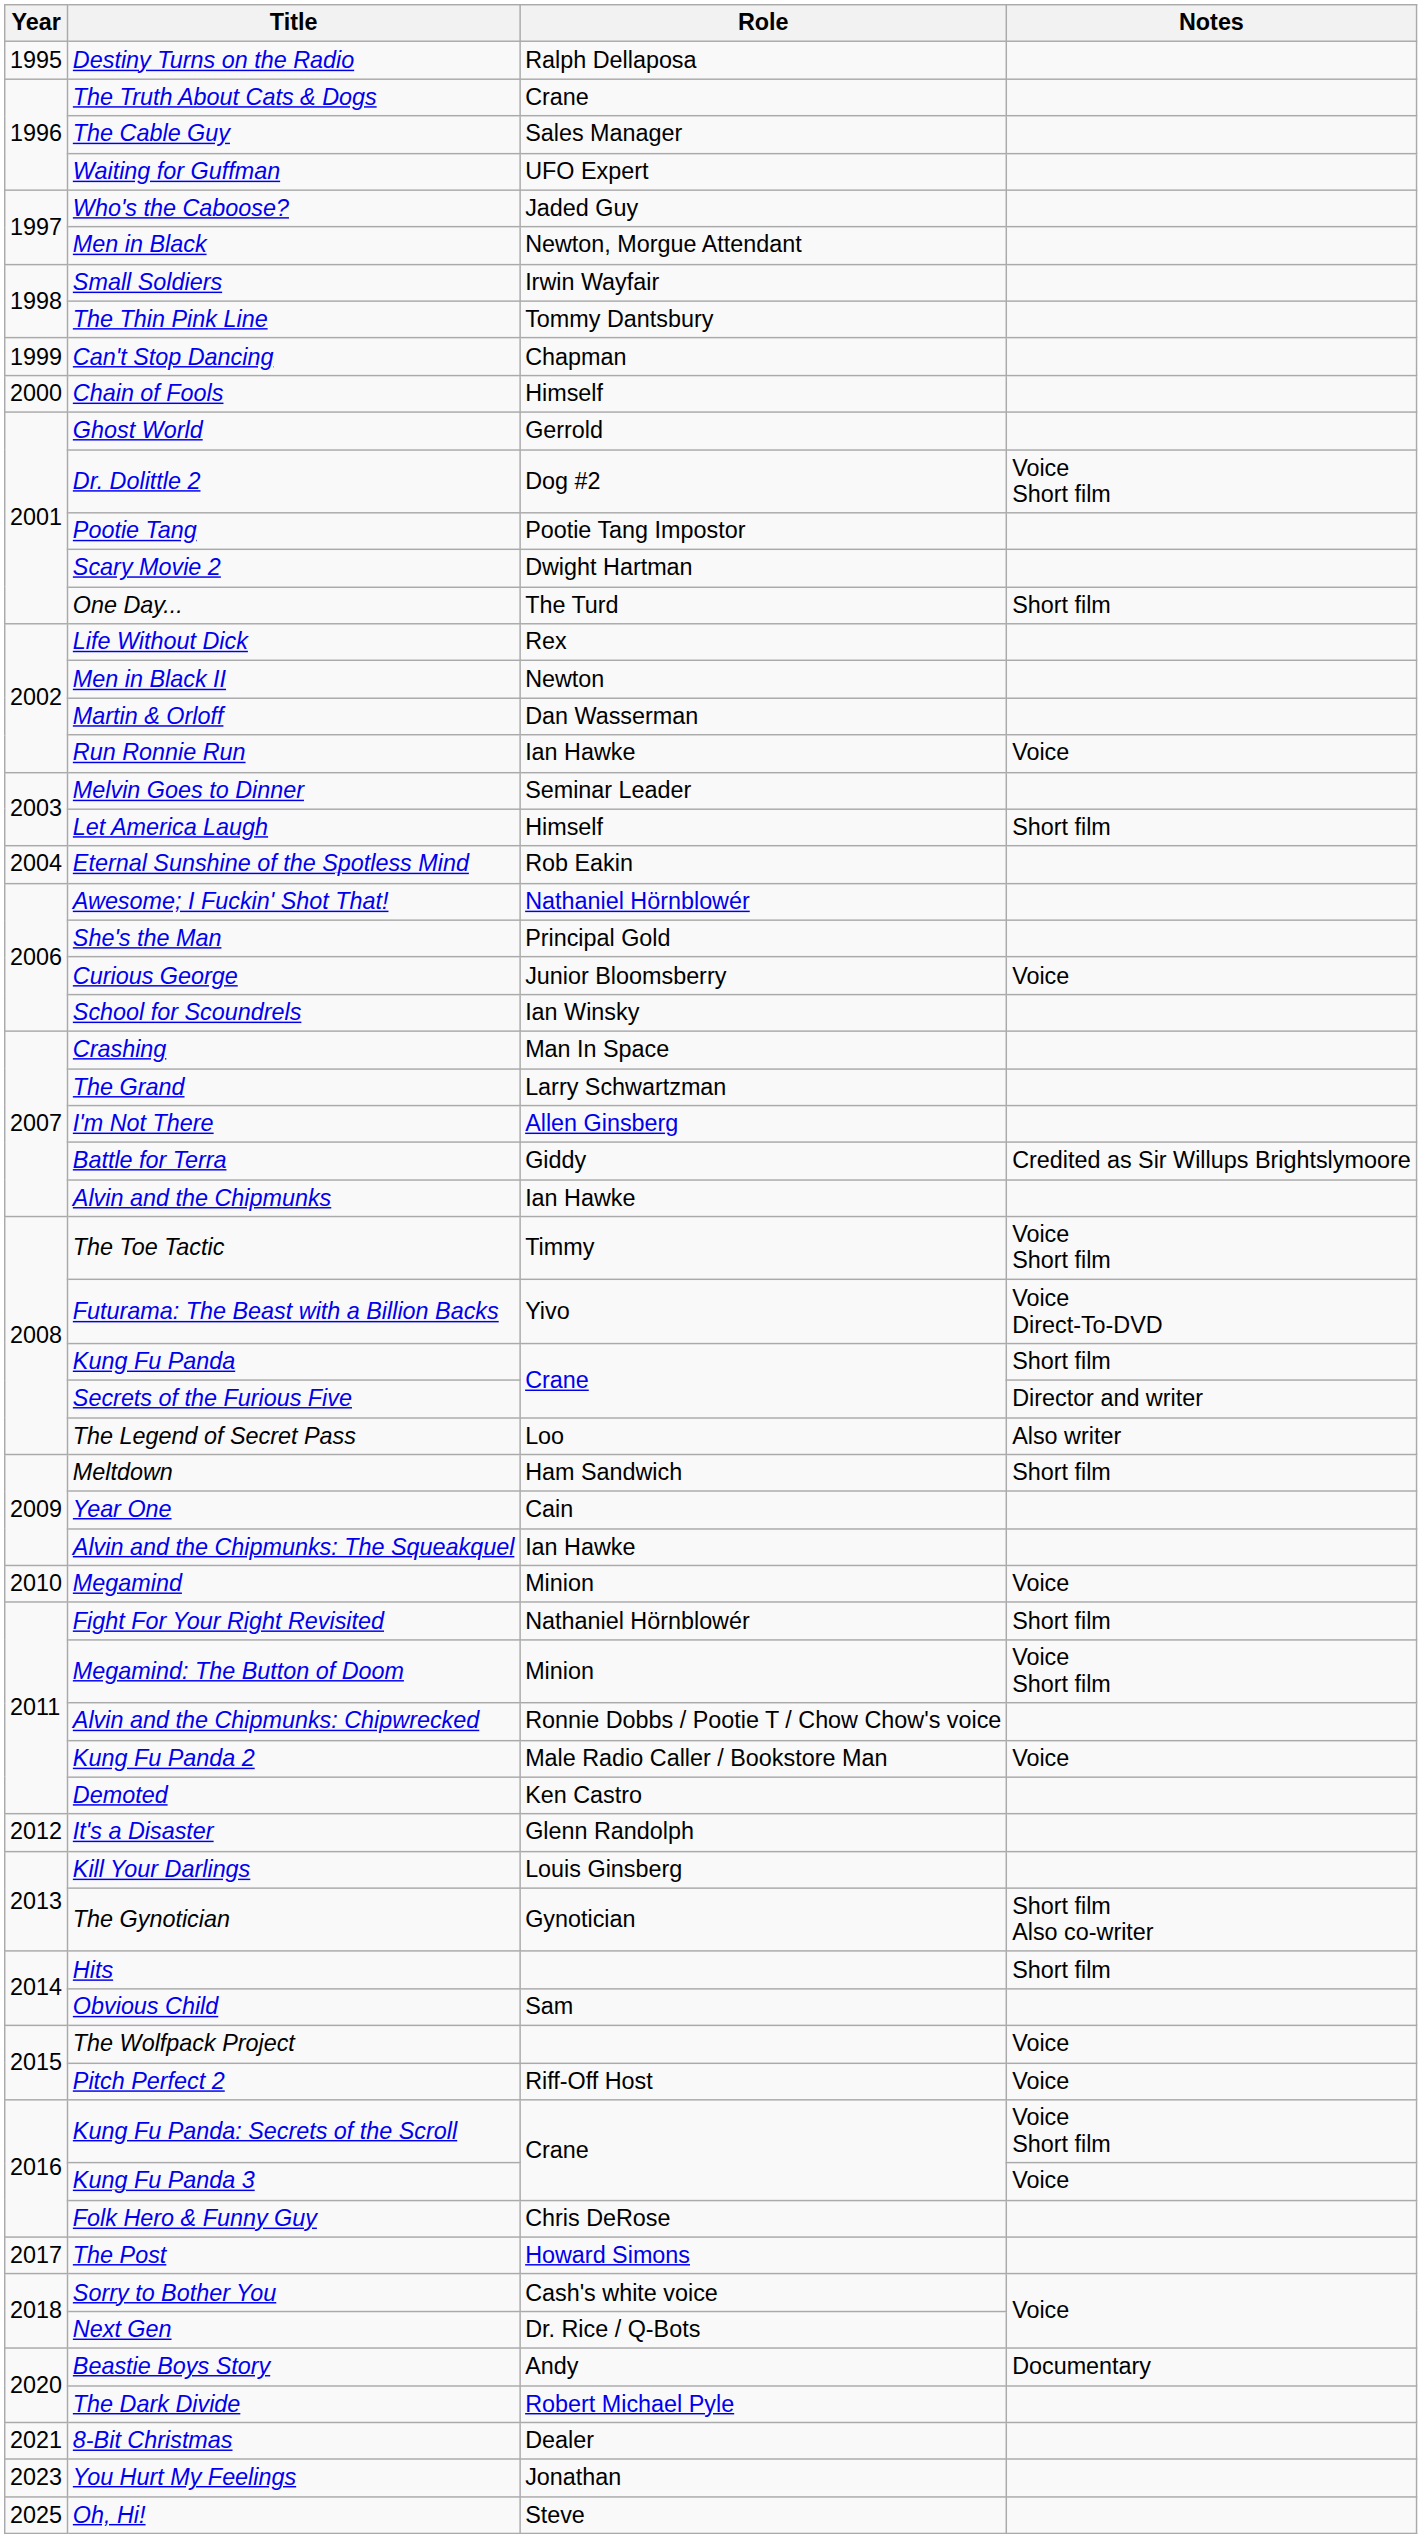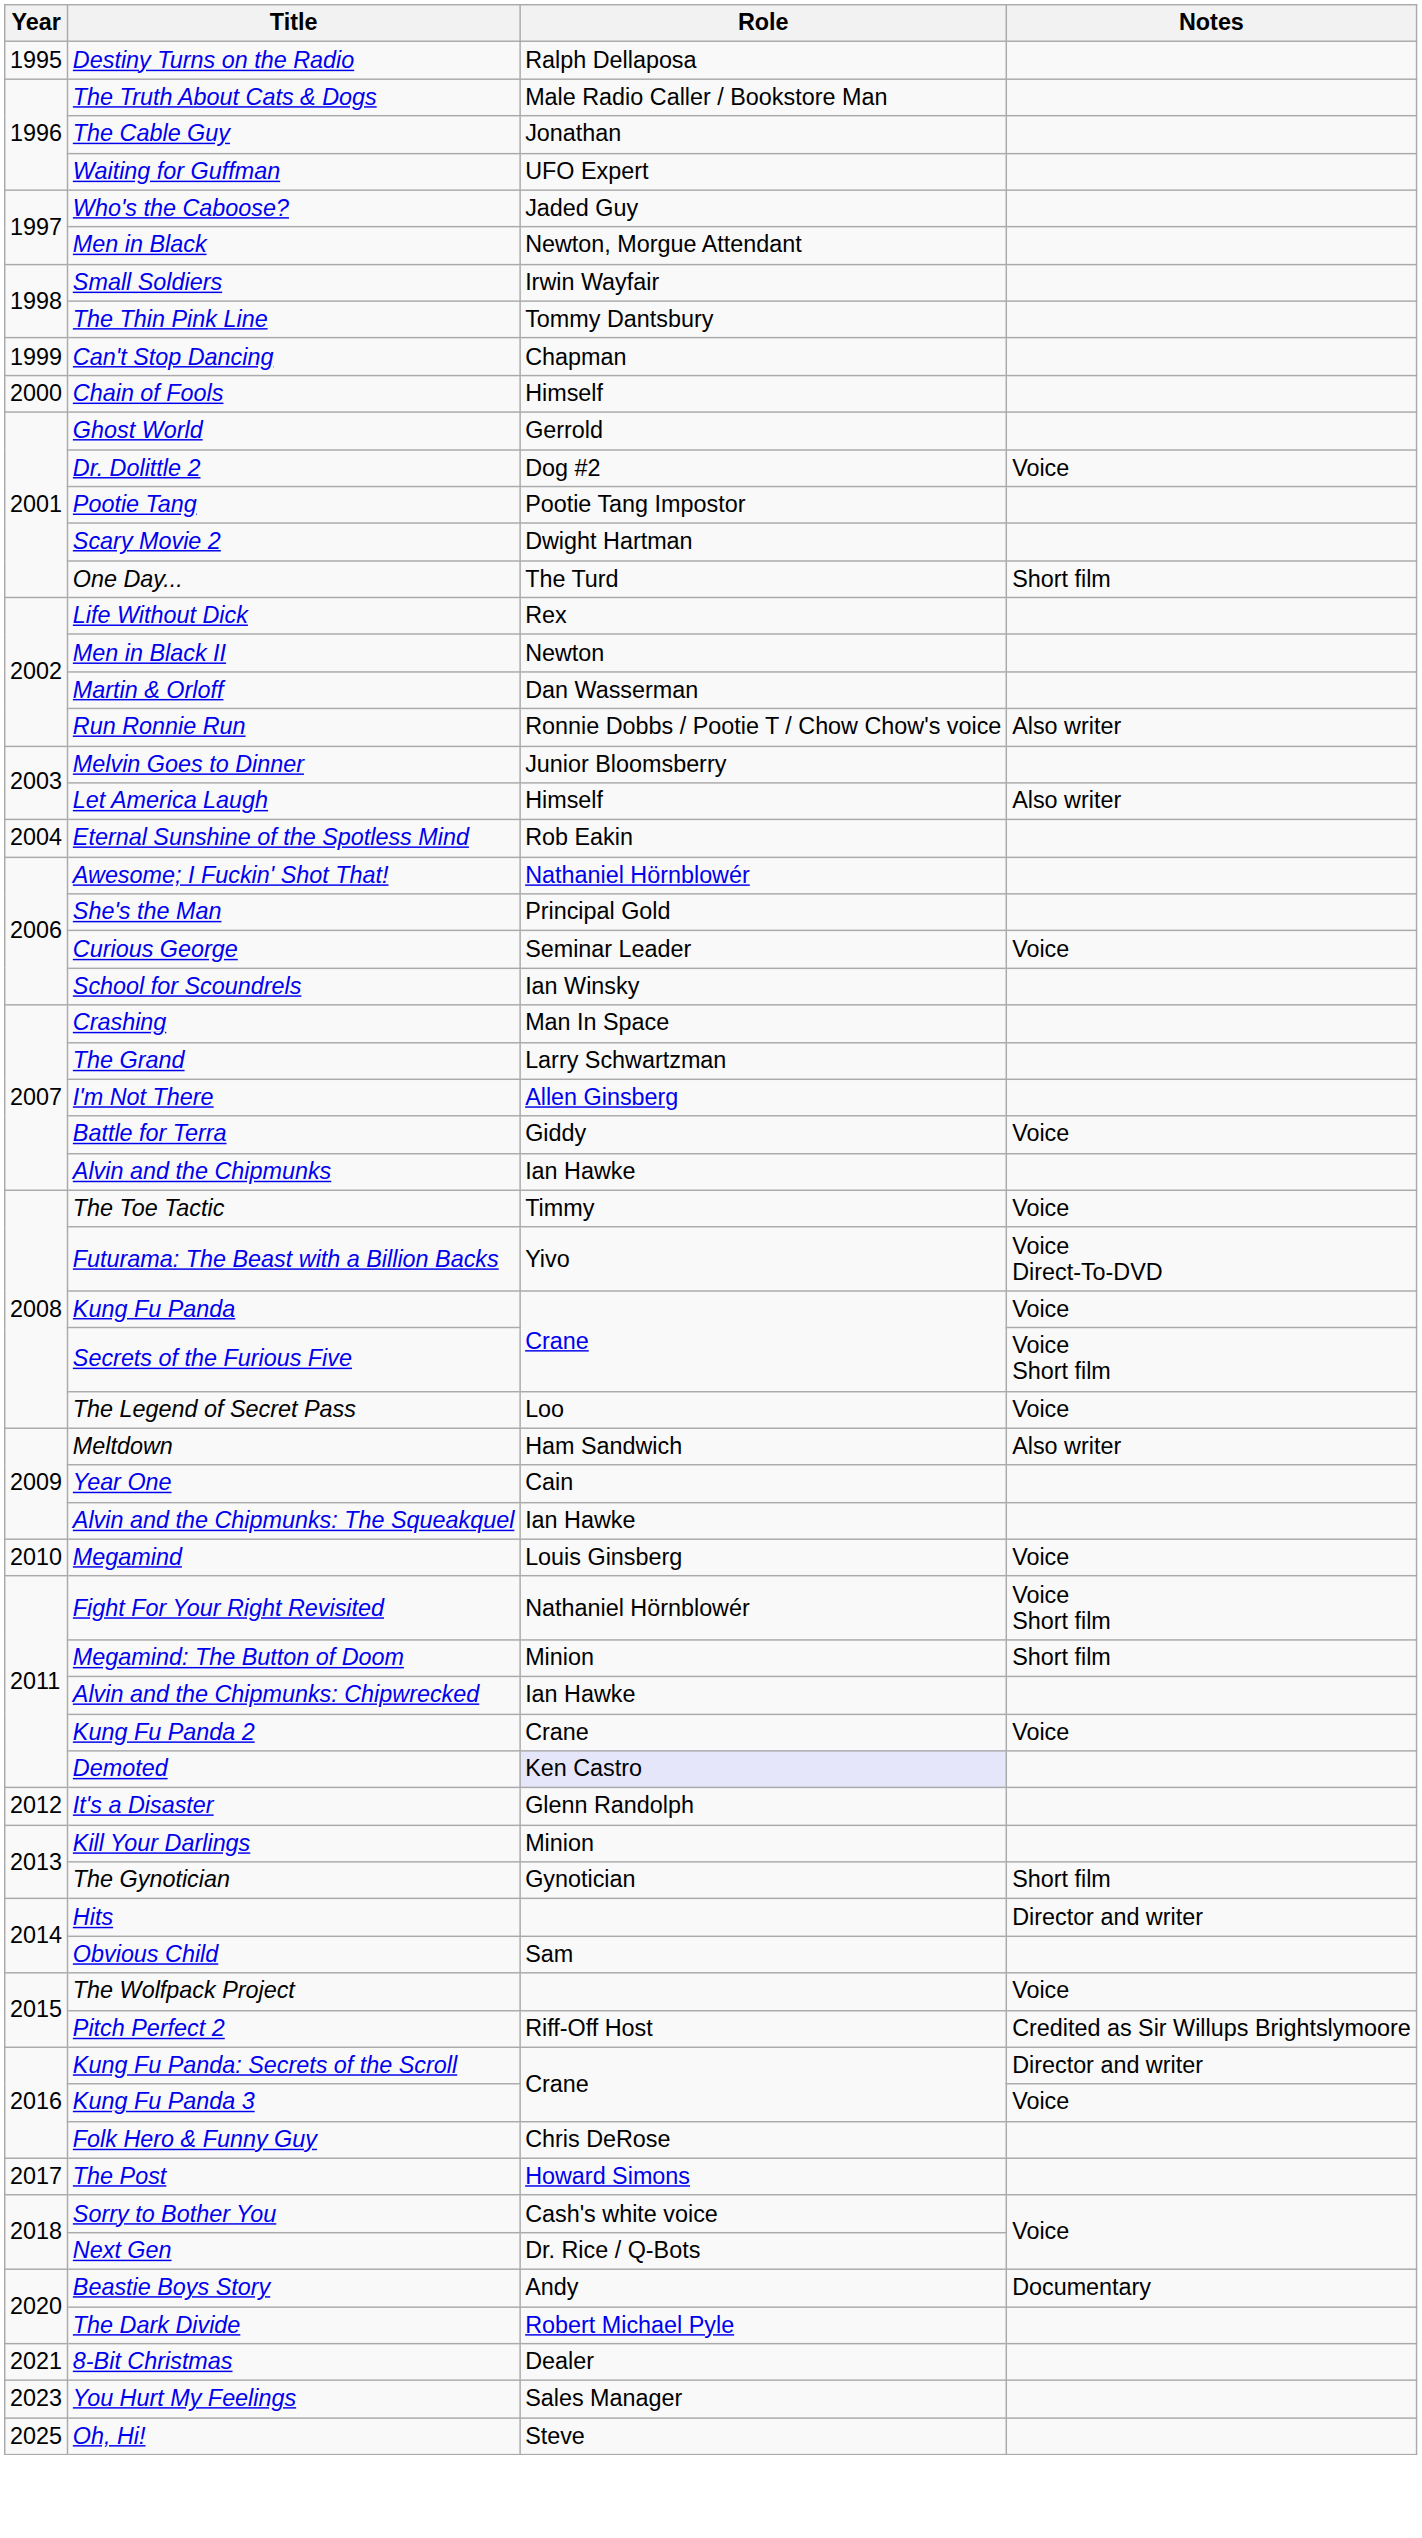(557, 97) Crane -> (706, 97) Male Radio Caller / Bookstore Man
(604, 134) Sales Manager -> (573, 134) Jonathan
(1061, 480) Voice Short film -> (1041, 467) Voice
(580, 753) Ian Hawke -> (763, 726) Ronnie Dobbs / Pootie T / Chow Chow's voice
(1041, 753) Voice -> (1067, 726) Also writer
(608, 790) Seminar Leader -> (626, 763) Junior Bloomsberry
(1061, 827) Short film -> (1067, 801) Also writer
(626, 975) Junior Bloomsberry -> (608, 949) Seminar Leader
(1211, 1160) Credited as Sir Willups Brightslymoore -> (1041, 1134) Voice
(1061, 1247) Voice Short film -> (1041, 1208) Voice
(1061, 1361) Short film -> (1041, 1308) Voice
(1108, 1398) Director and writer -> (1061, 1359) Voice Short film
(1067, 1435) Also writer -> (1041, 1409) Voice
(1061, 1472) Short film -> (1067, 1446) Also writer
(560, 1583) Minion -> (604, 1557) Louis Ginsberg
(1061, 1620) Short film -> (1061, 1607) Voice Short film
(1061, 1670) Voice Short film -> (1061, 1657) Short film
(763, 1721) Ronnie Dobbs / Pootie T / Chow Chow's voice -> (580, 1694) Ian Hawke
(706, 1758) Male Radio Caller / Bookstore Man -> (557, 1731) Crane
(584, 1795) no background -> (584, 1769) lavender background
(604, 1869) Louis Ginsberg -> (560, 1843) Minion
(1083, 1919) Short film Also co-writer -> (1061, 1880) Short film
(1061, 1969) Short film -> (1108, 1917) Director and writer
(1041, 2080) Voice -> (1211, 2028) Credited as Sir Willups Brightslymoore
(1061, 2131) Voice Short film -> (1108, 2065) Director and writer
(573, 2477) Jonathan -> (604, 2398) Sales Manager
